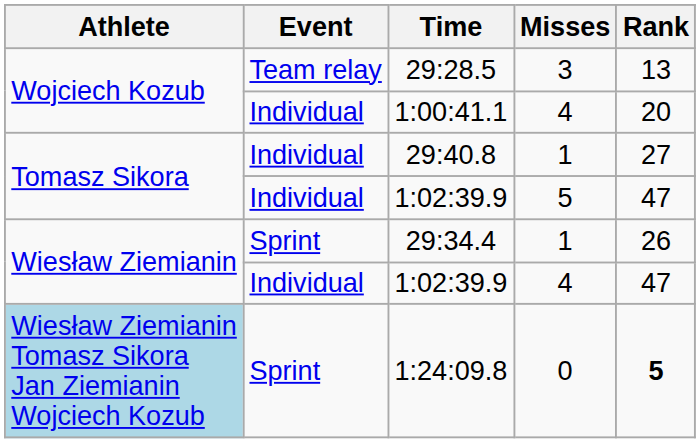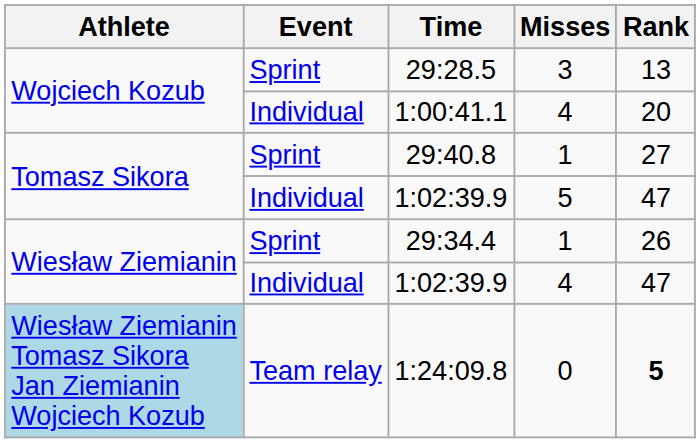(316, 69) Team relay -> (285, 69) Sprint
(307, 155) Individual -> (285, 155) Sprint
(285, 371) Sprint -> (316, 371) Team relay
